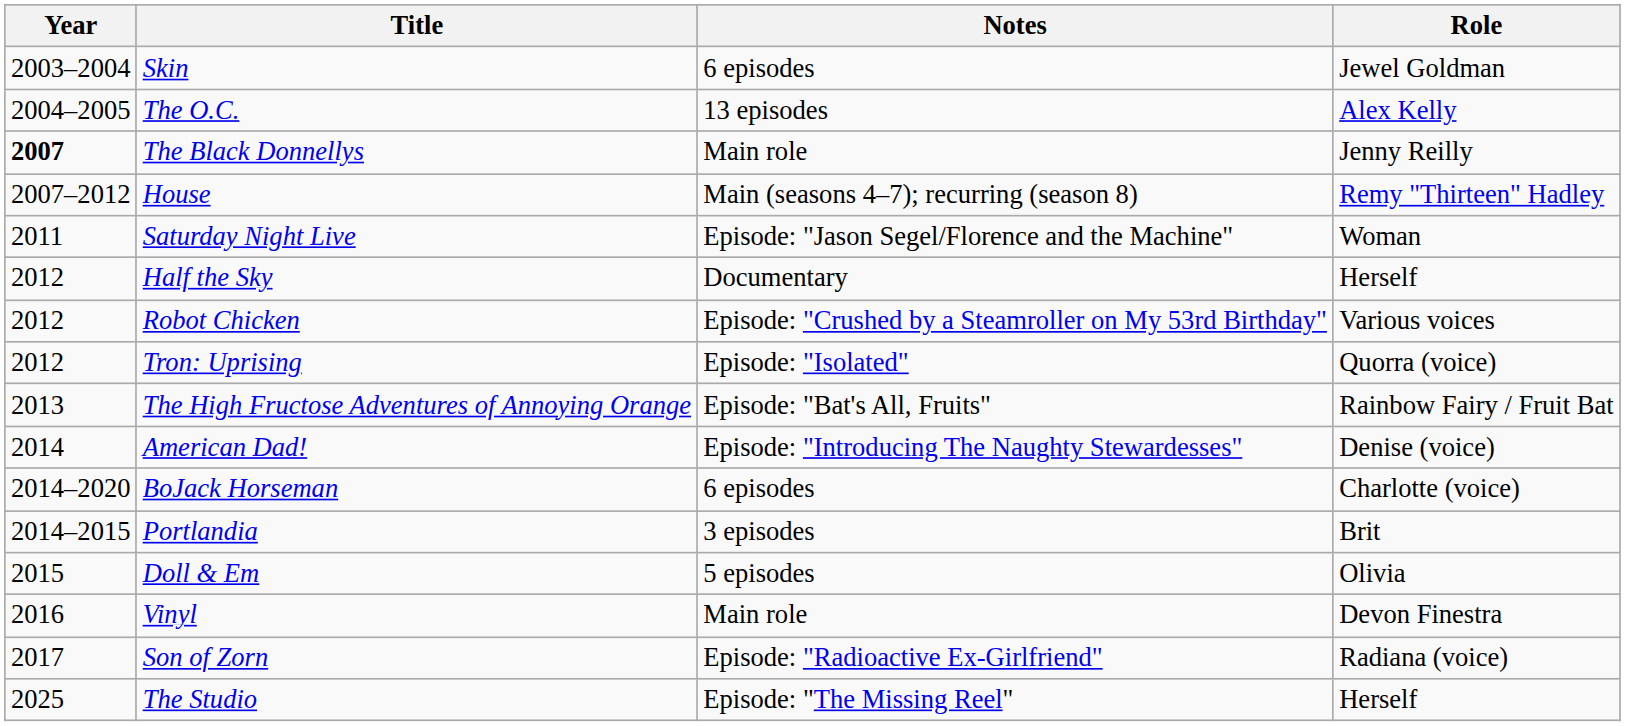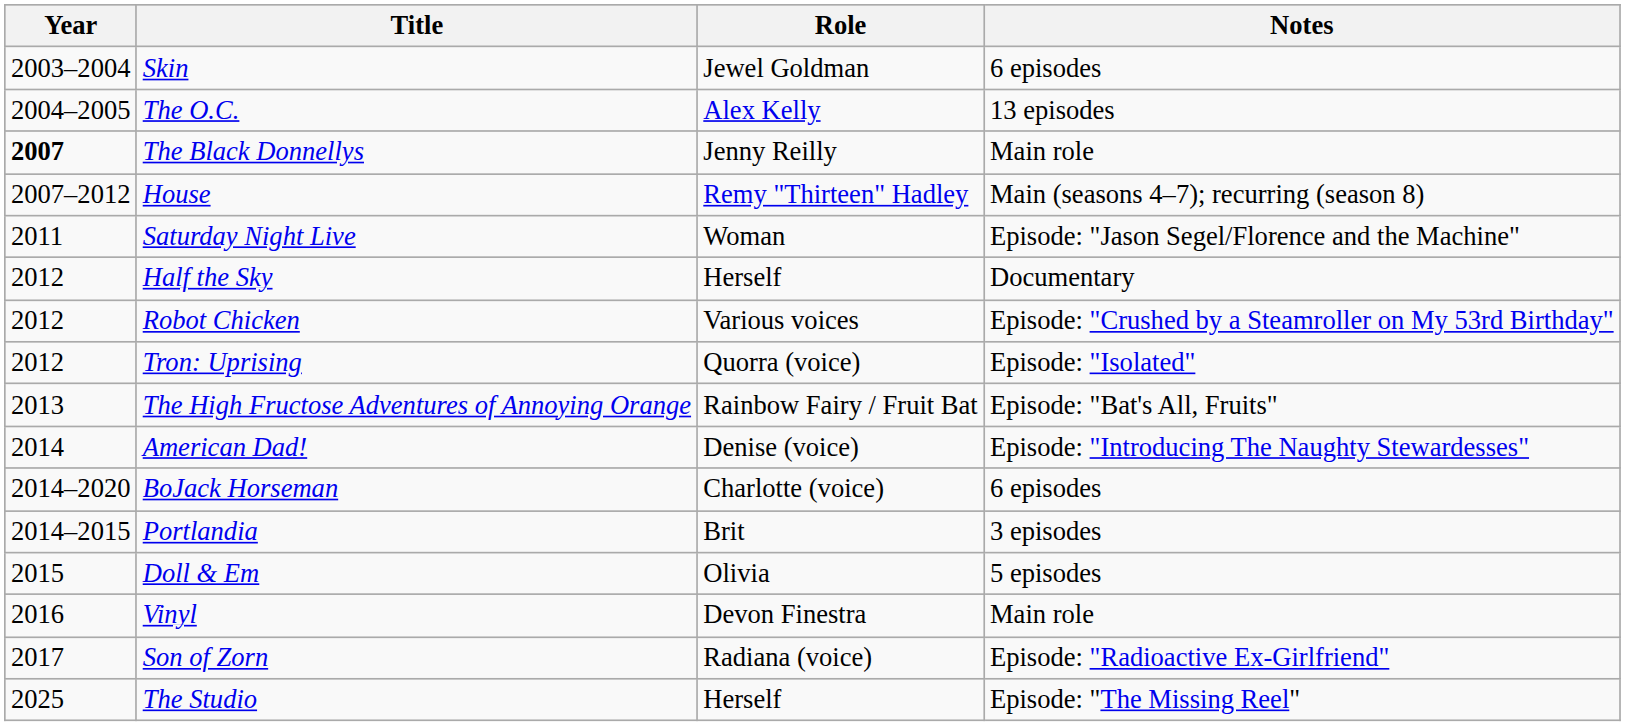columns swapped: (1476, 25) <-> (1015, 25)
